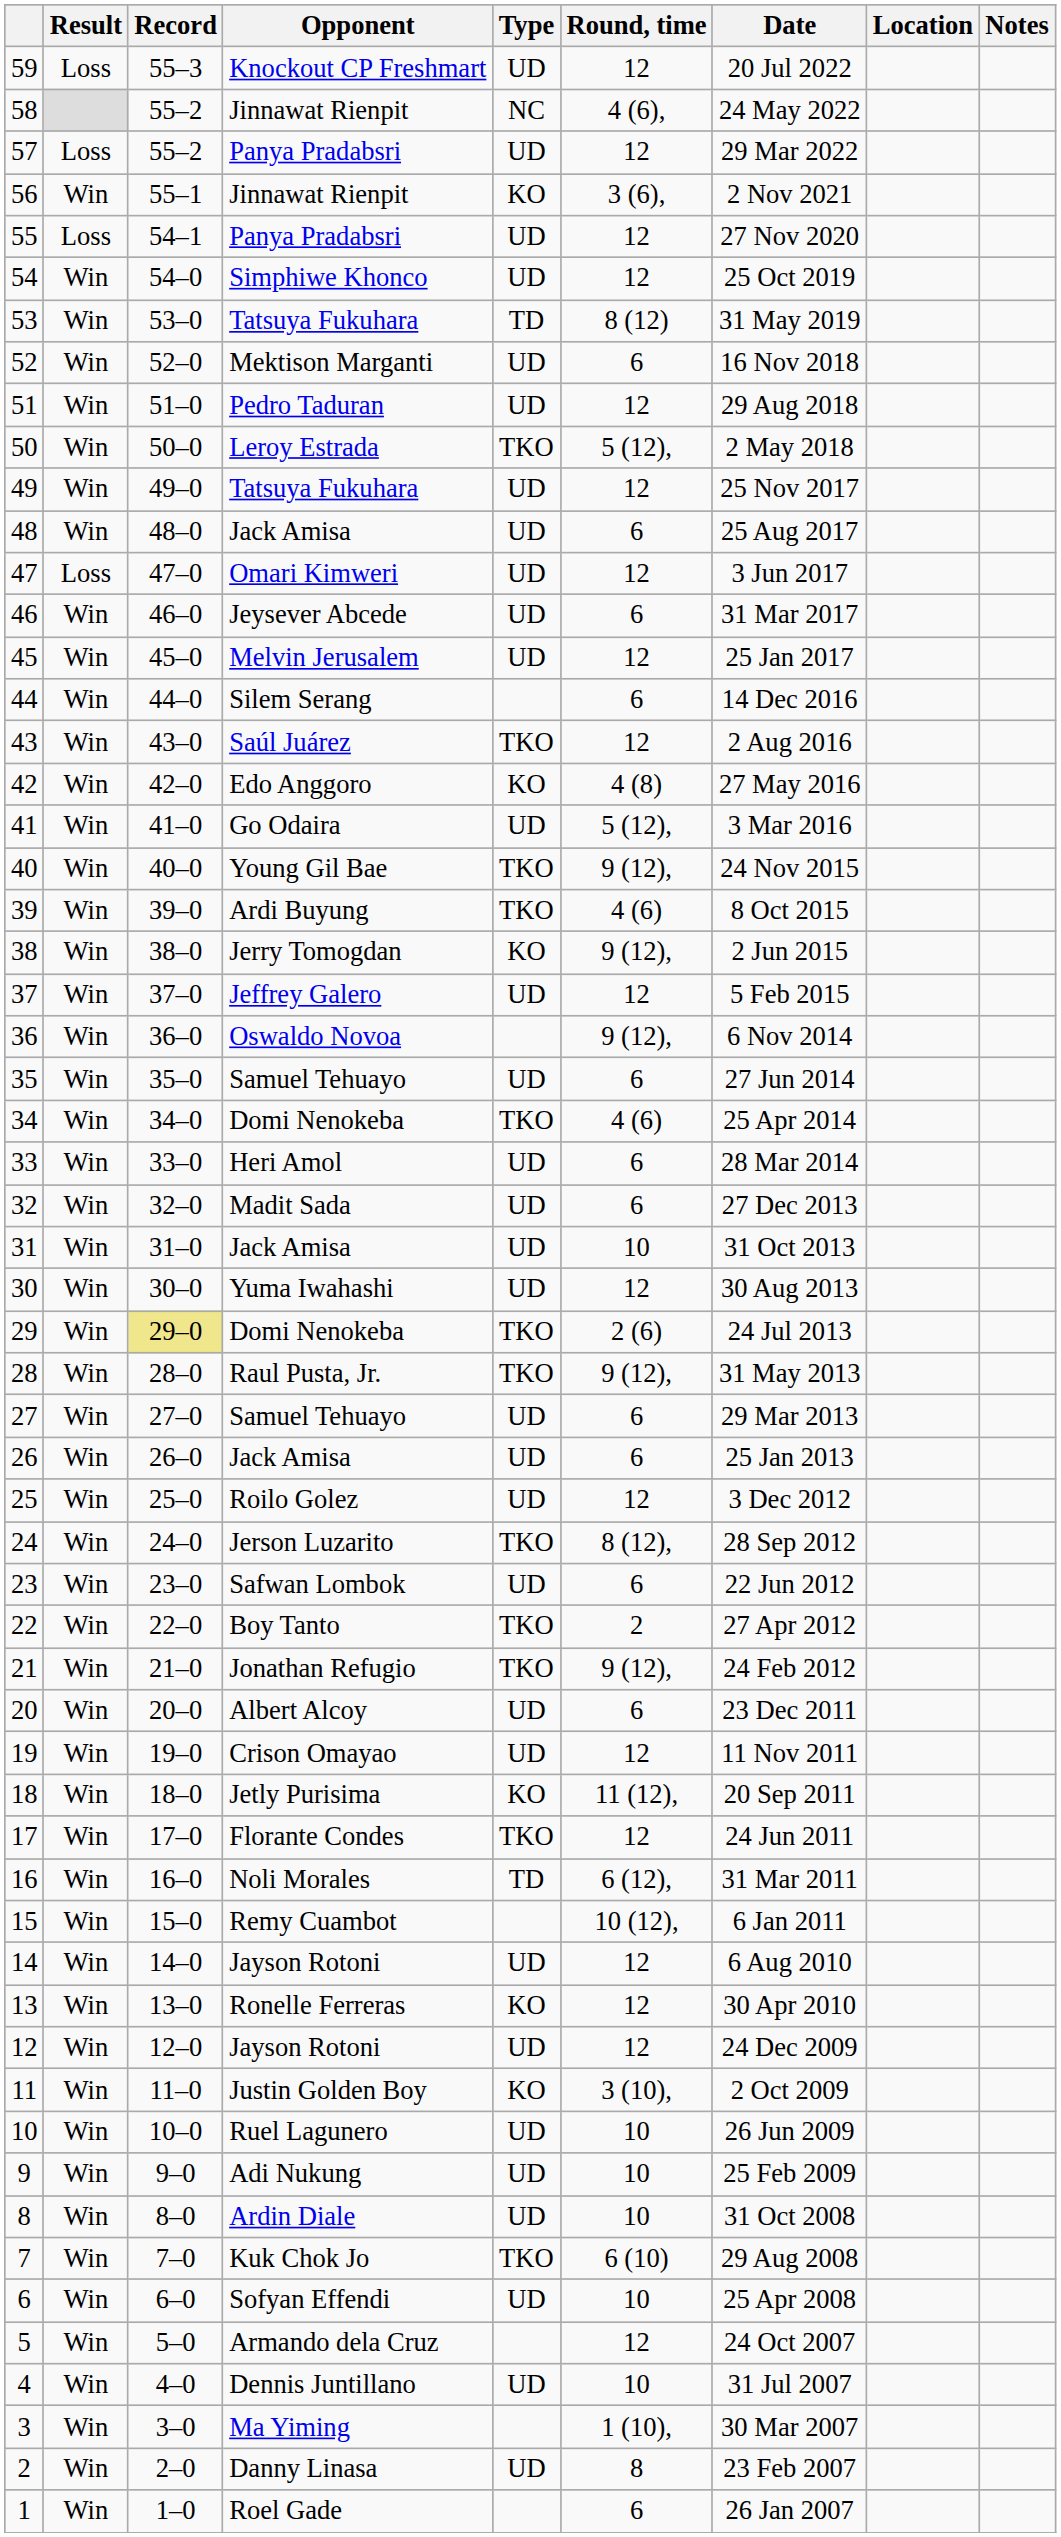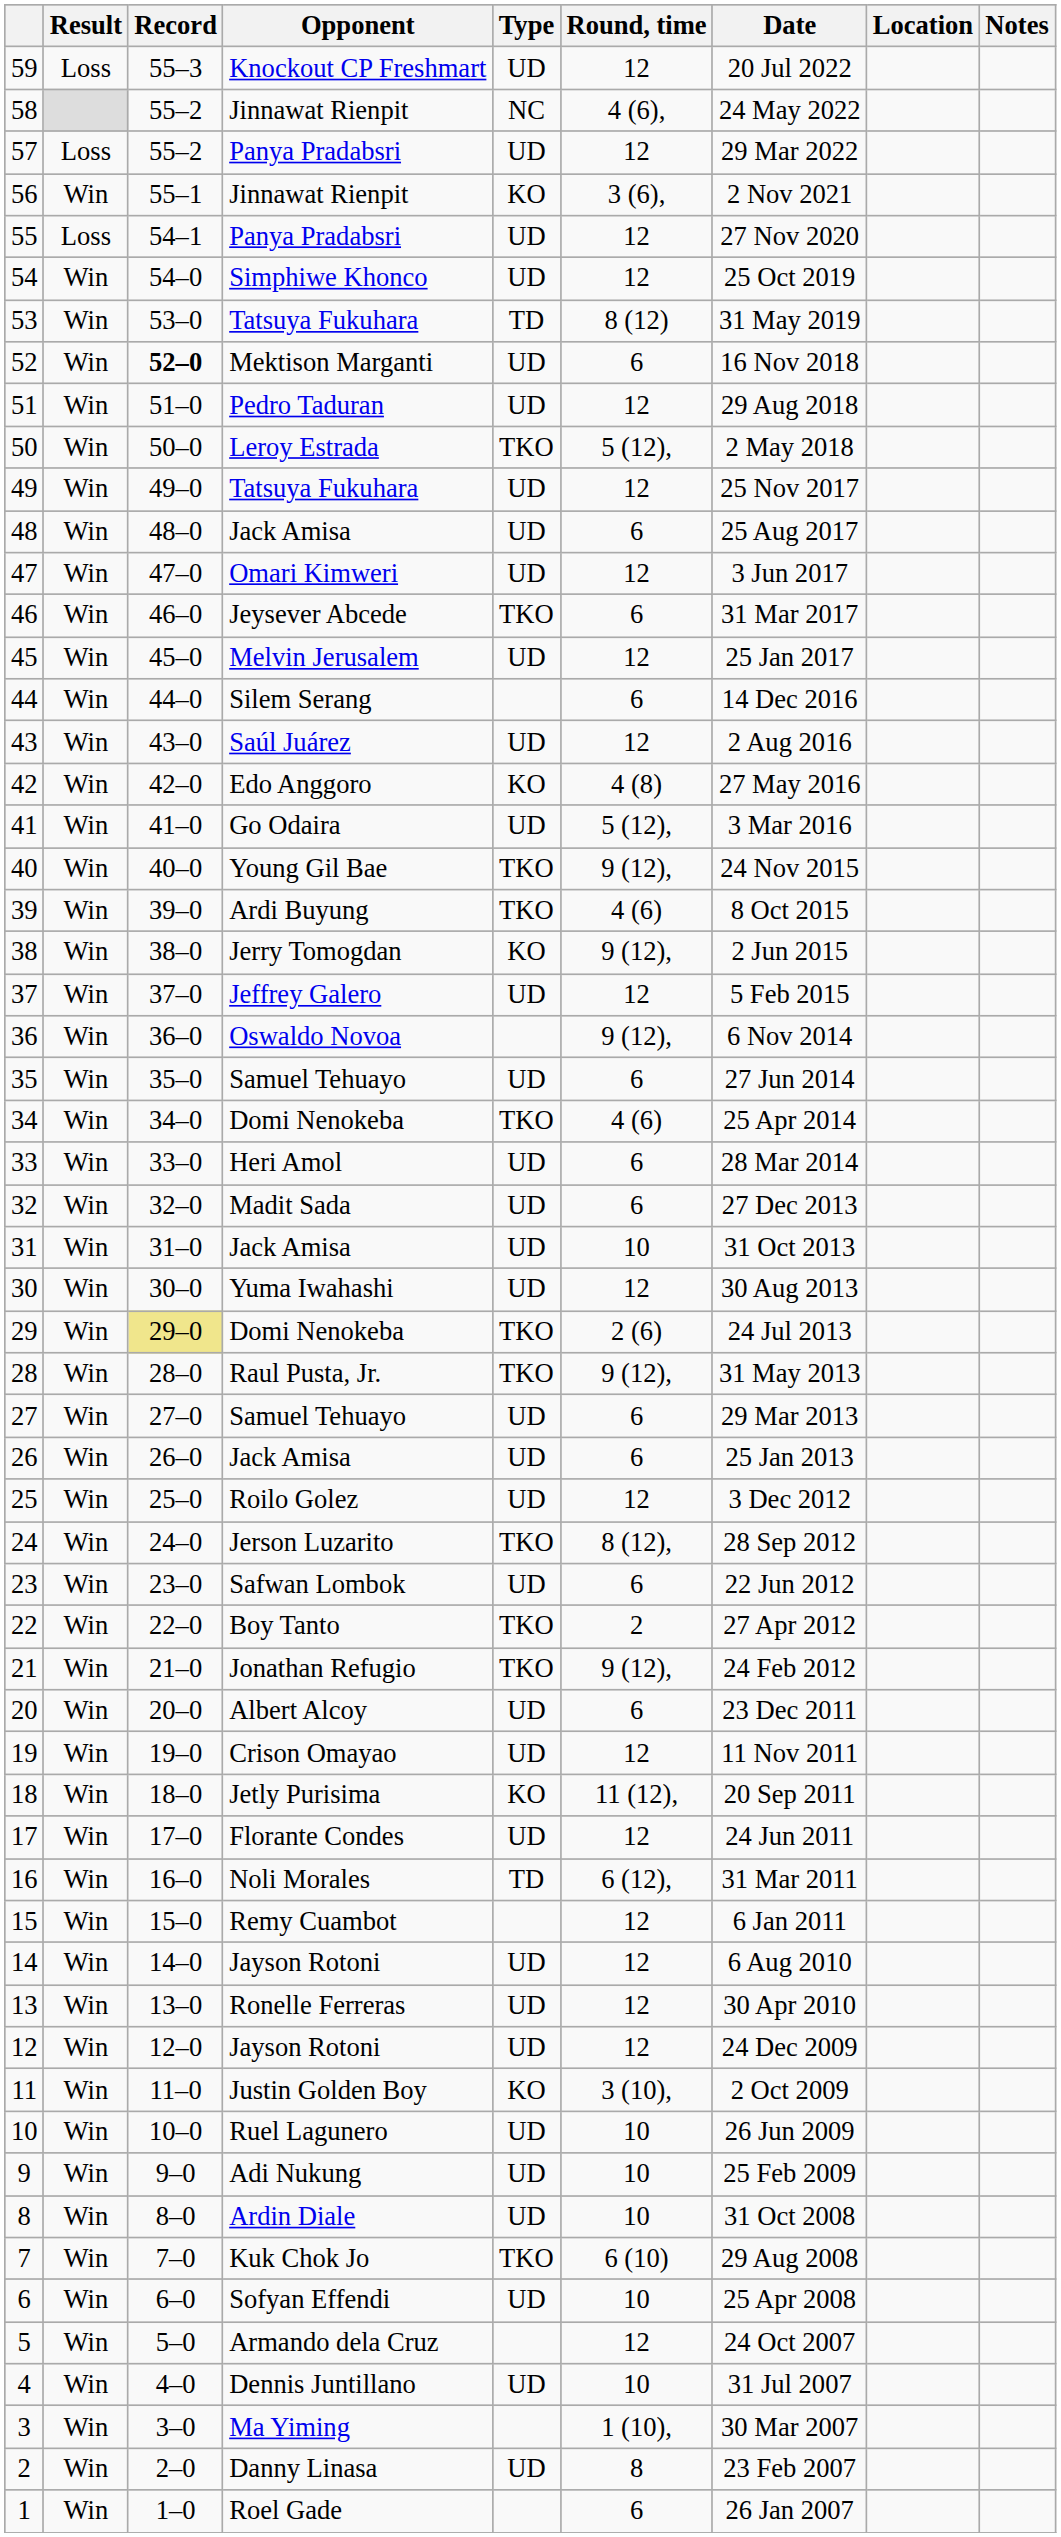(176, 362) normal -> (176, 362) bold
(86, 573) Loss -> (86, 573) Win
(526, 615) UD -> (526, 615) TKO
(526, 741) TKO -> (526, 741) UD
(526, 1836) TKO -> (526, 1836) UD
(637, 1921) 10 (12), -> (637, 1921) 12
(526, 2005) KO -> (526, 2005) UD
